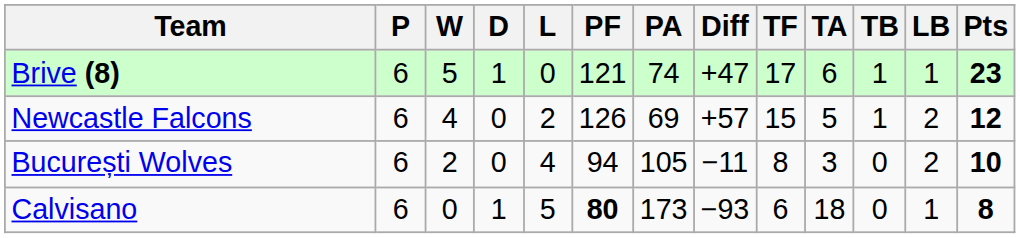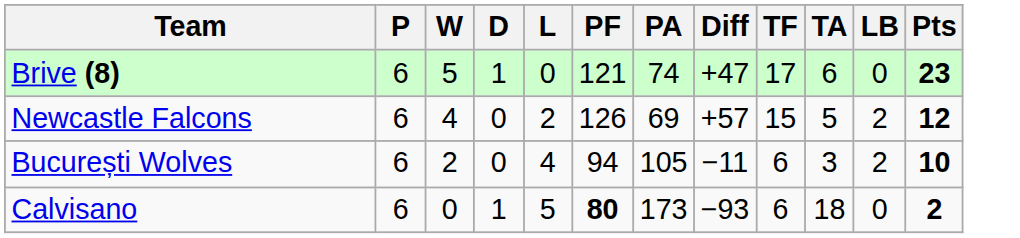- column: (880, 27)
(931, 72) 1 -> (880, 72) 0
(780, 163) 8 -> (780, 163) 6
(931, 208) 1 -> (880, 208) 0
(986, 208) 8 -> (934, 208) 2
